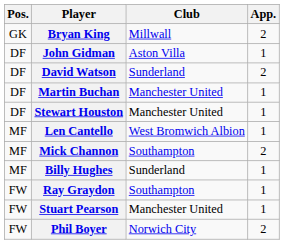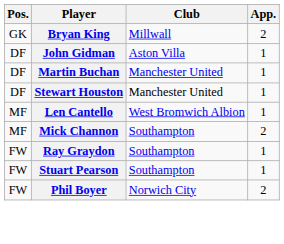- row: (79, 72)
- row: (79, 170)
(176, 209) Manchester United -> (162, 170) Southampton
